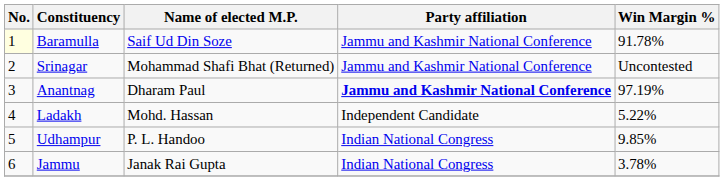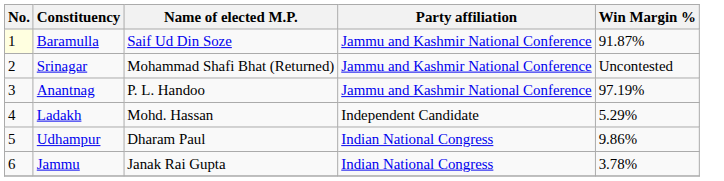(641, 41) 91.78% -> (622, 41) 91.87%
(166, 90) Dharam Paul -> (166, 90) P. L. Handoo
(476, 90) bold -> (466, 90) normal
(637, 115) 5.22% -> (618, 115) 5.29%
(166, 139) P. L. Handoo -> (166, 139) Dharam Paul
(637, 139) 9.85% -> (618, 139) 9.86%
